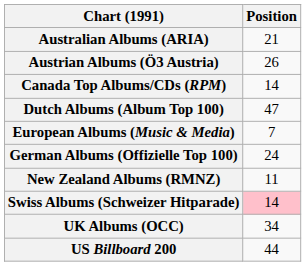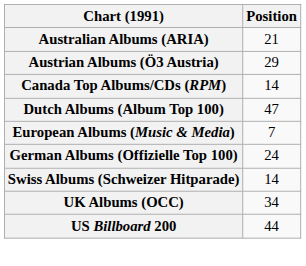(272, 62) 26 -> (272, 62) 29
- row: (124, 179)
(272, 202) pink background -> (272, 179) no background
